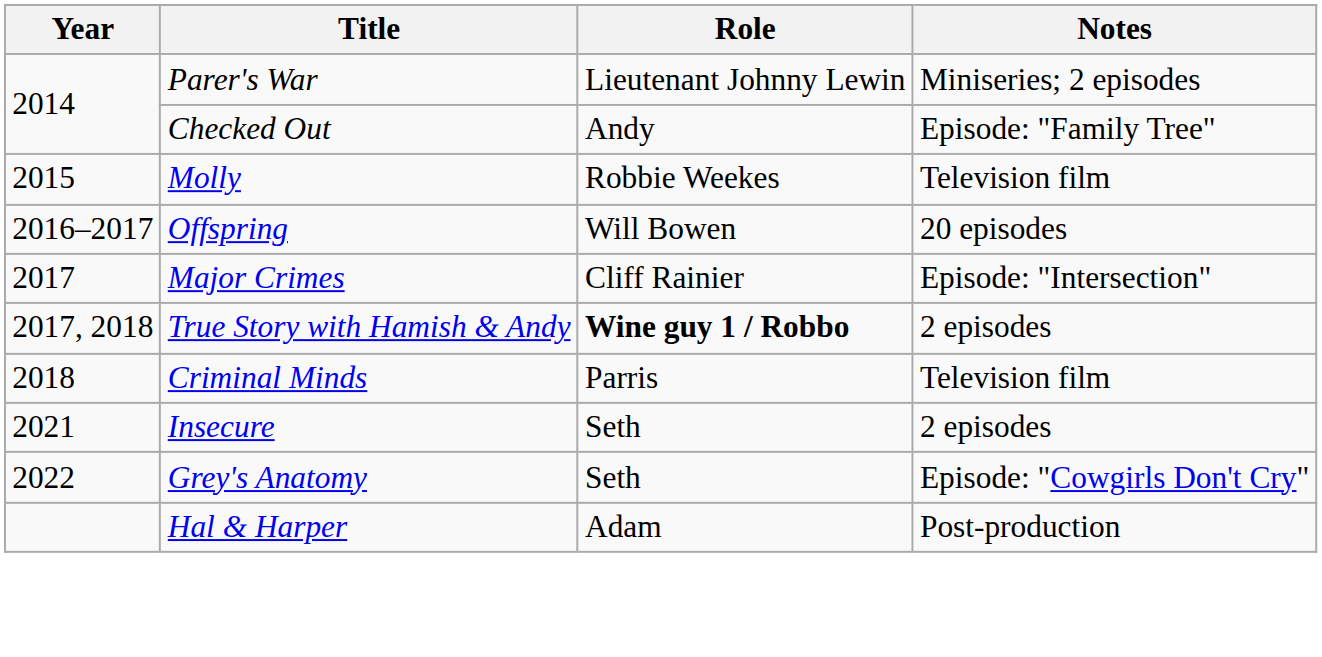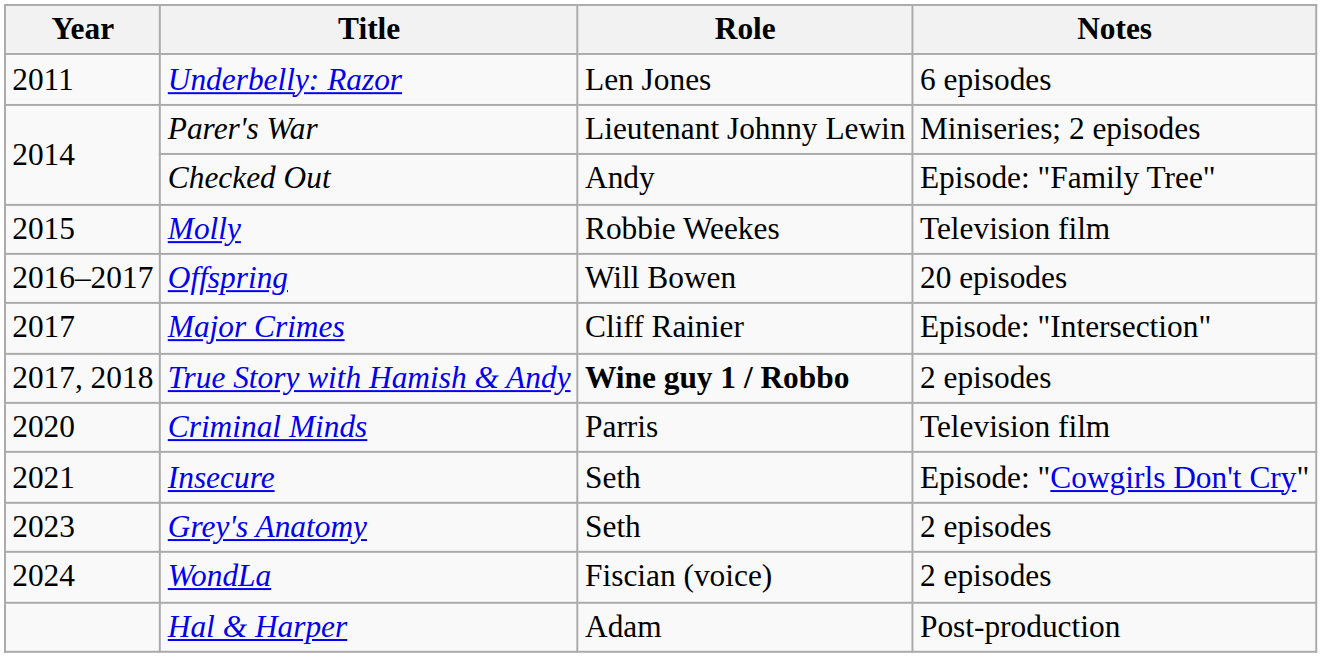+ row: (285, 79)
(44, 377) 2018 -> (44, 427) 2020
(986, 427) 2 episodes -> (1115, 476) Episode: "Cowgirls Don't Cry"
(44, 476) 2022 -> (44, 526) 2023
(1115, 476) Episode: "Cowgirls Don't Cry" -> (986, 526) 2 episodes
+ row: (219, 576)
